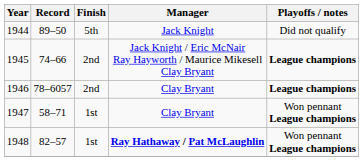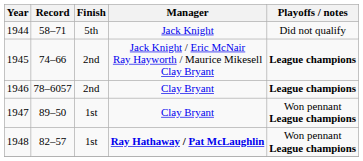(53, 30) 89–50 -> (53, 30) 58–71
(53, 112) 58–71 -> (53, 112) 89–50
